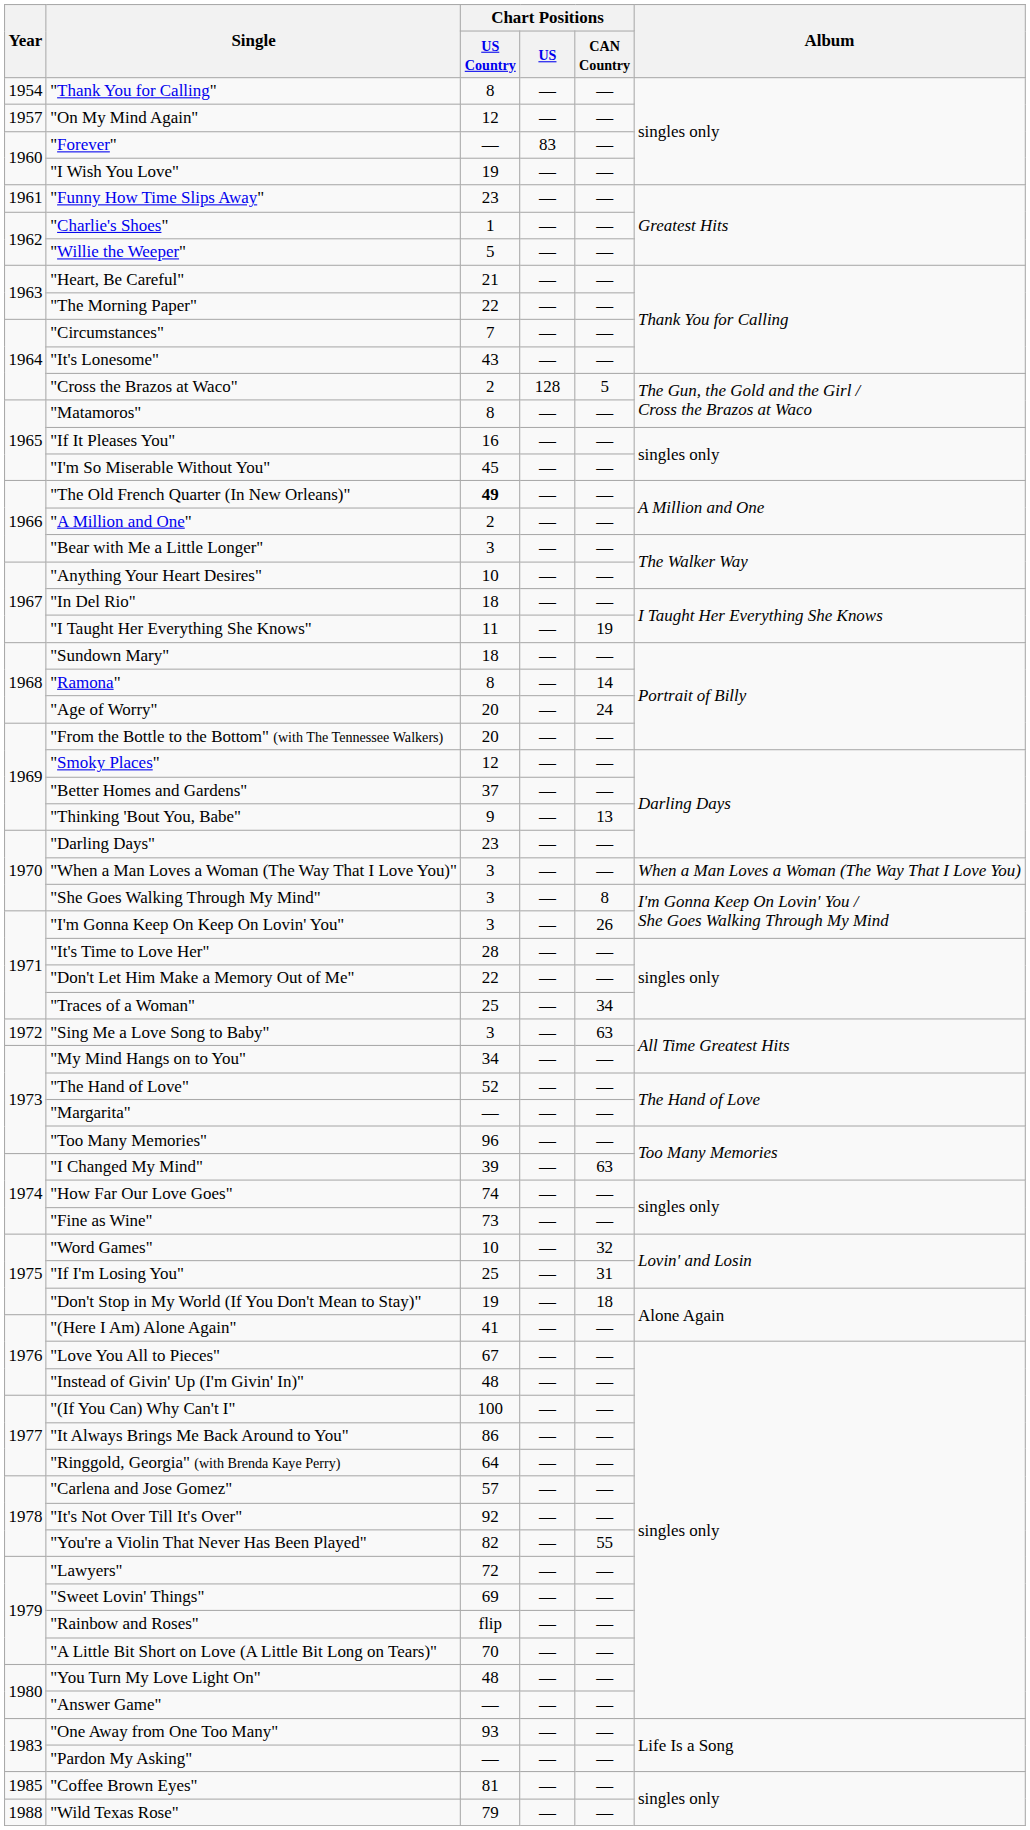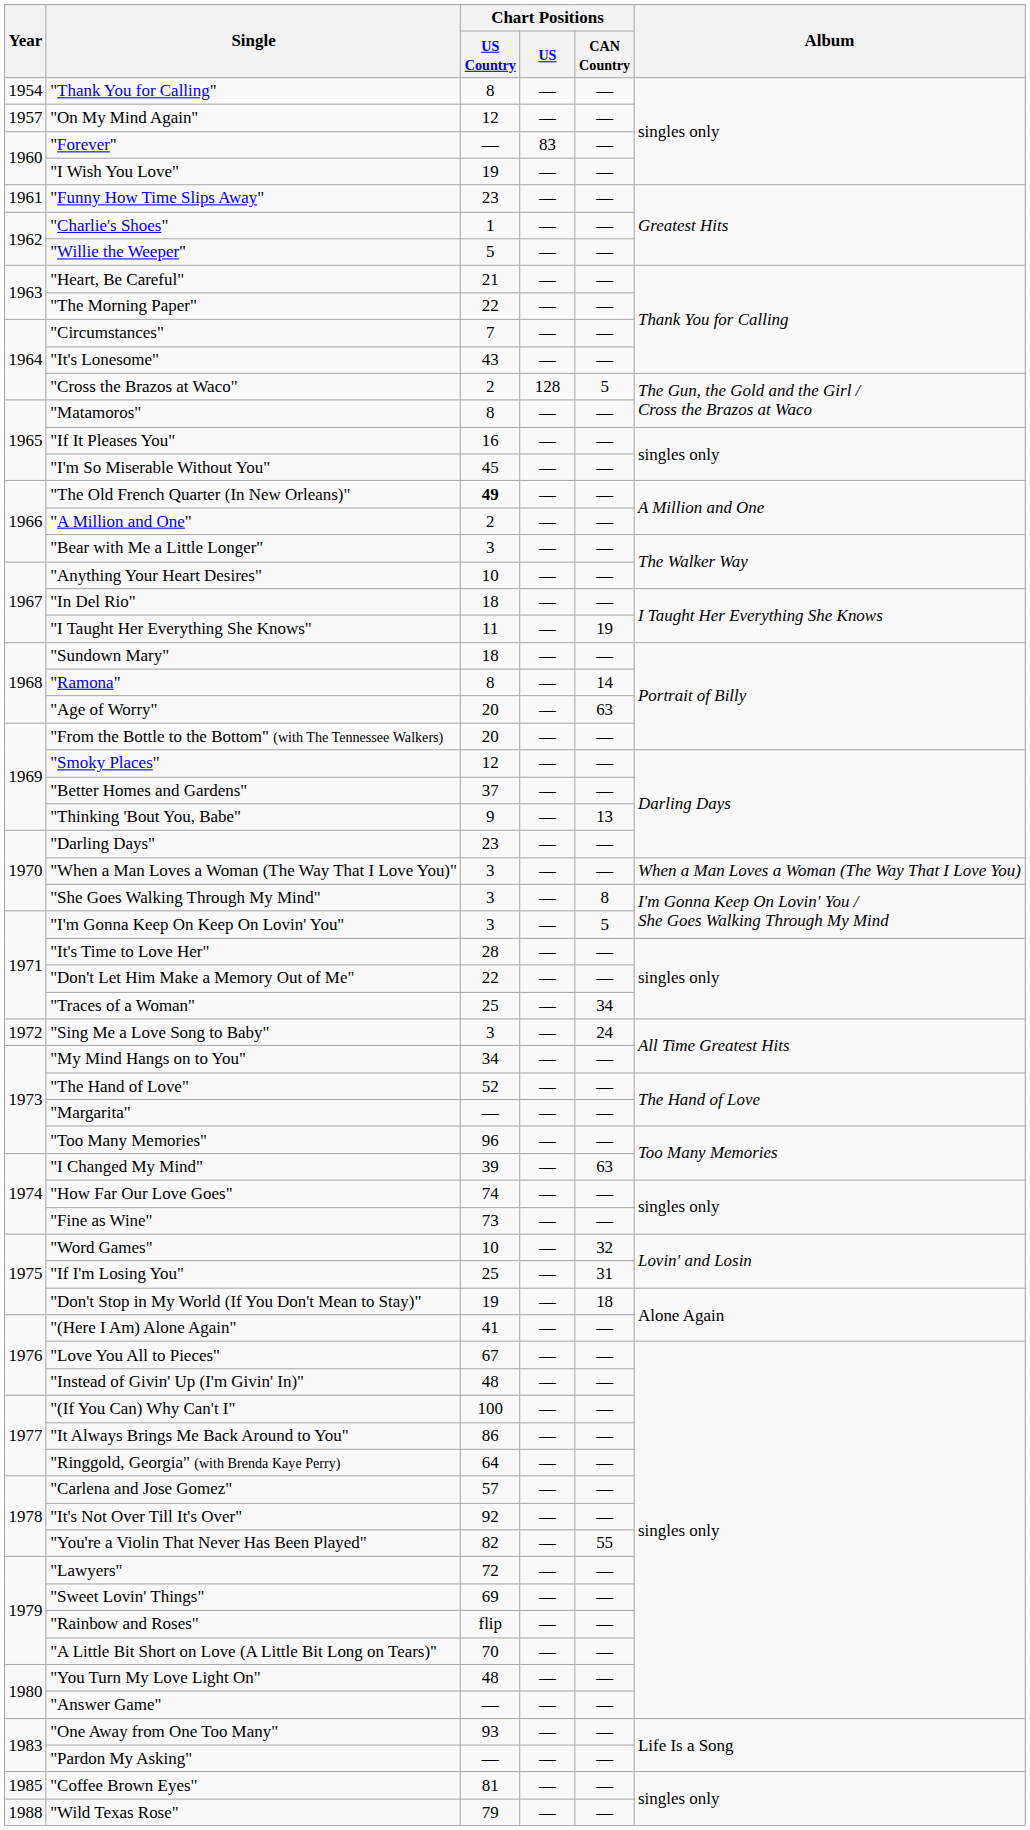(605, 709) 24 -> (605, 709) 63
(605, 924) 26 -> (605, 924) 5
(605, 1032) 63 -> (605, 1032) 24
